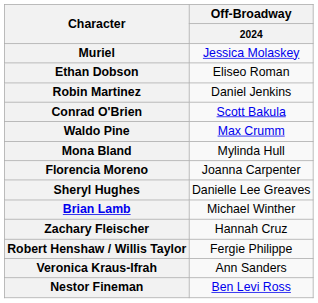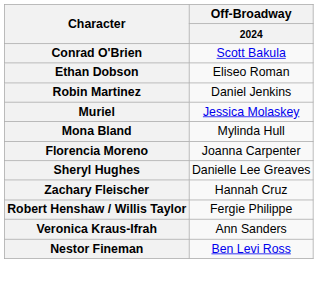rows swapped: (97, 111) <-> (97, 53)
- row: (97, 131)
- row: (97, 209)
